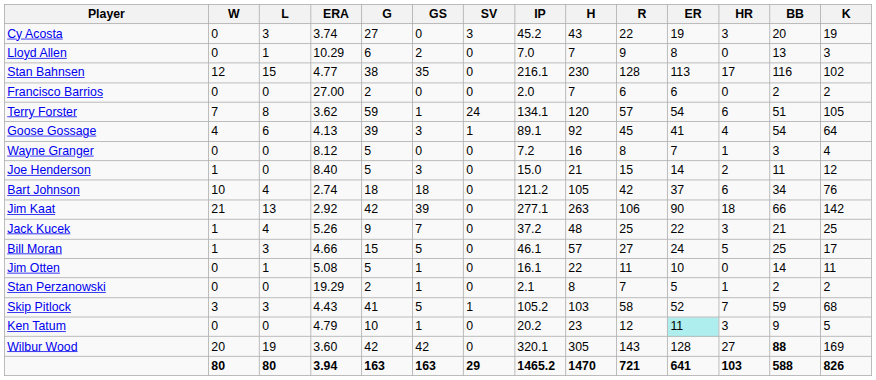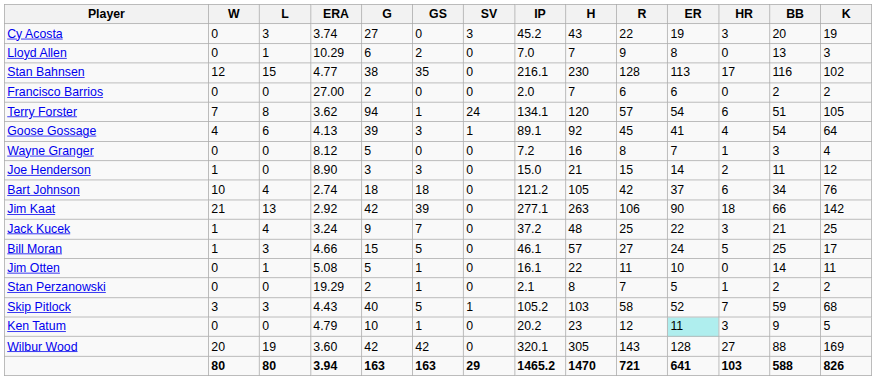(371, 111) 59 -> (371, 111) 94
(325, 170) 8.40 -> (325, 170) 8.90
(368, 170) 5 -> (368, 170) 3
(325, 229) 5.26 -> (325, 229) 3.24
(371, 307) 41 -> (371, 307) 40
(779, 346) bold -> (779, 346) normal
